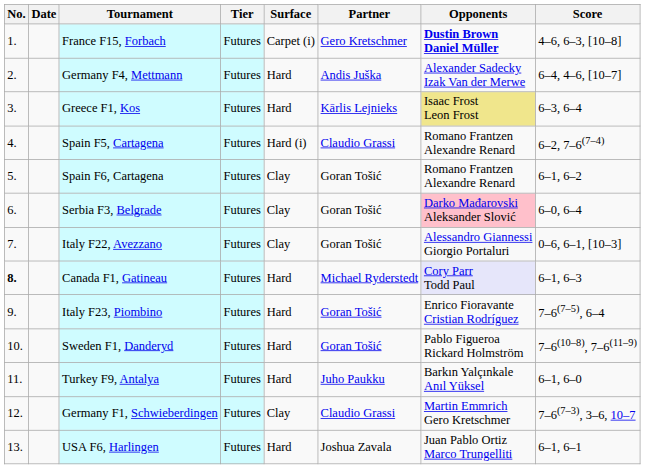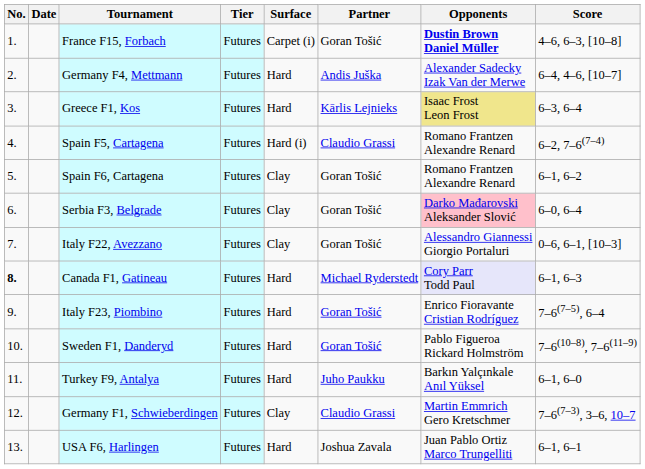(364, 41) Gero Kretschmer -> (351, 41) Goran Tošić
